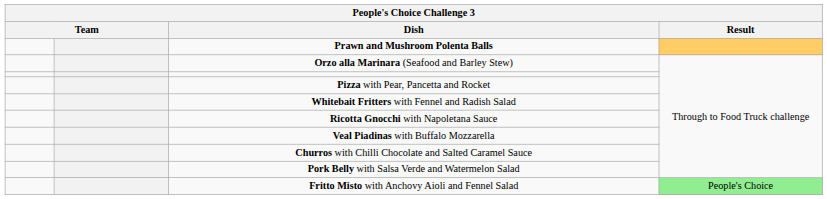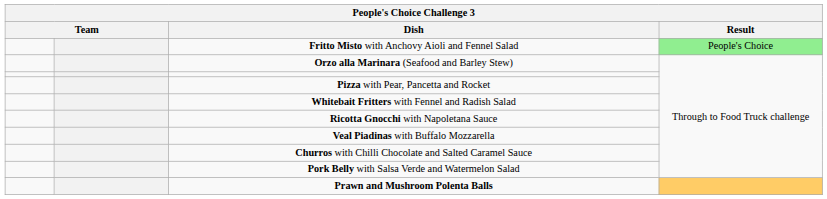rows swapped: (414, 186) <-> (414, 47)
